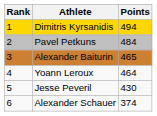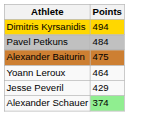- column: (18, 12)
(129, 57) 465 -> (101, 57) 475
(129, 88) 430 -> (101, 88) 429
(129, 103) no background -> (101, 103) lightgreen background
